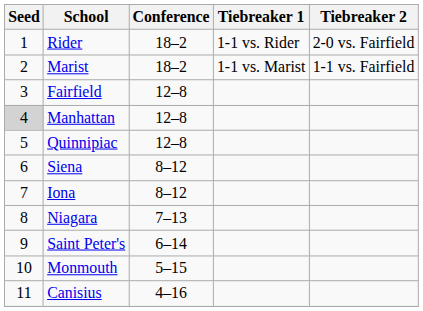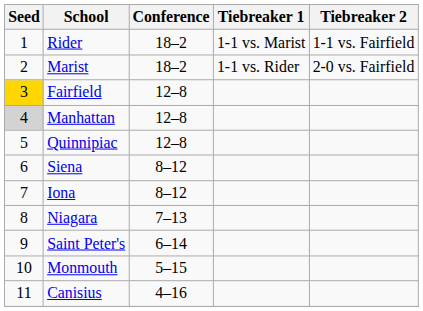(258, 42) 1-1 vs. Rider -> (261, 42) 1-1 vs. Marist
(363, 42) 2-0 vs. Fairfield -> (363, 42) 1-1 vs. Fairfield
(261, 67) 1-1 vs. Marist -> (258, 67) 1-1 vs. Rider
(363, 67) 1-1 vs. Fairfield -> (363, 67) 2-0 vs. Fairfield
(24, 92) no background -> (24, 92) gold background
